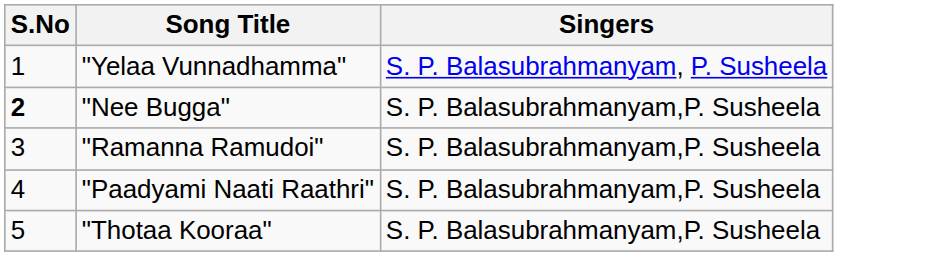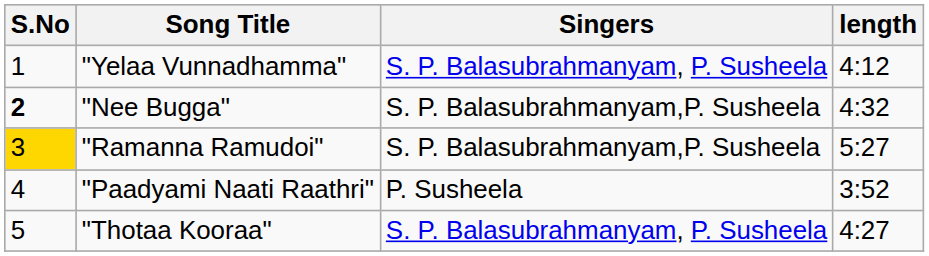+ column: (878, 25)
(18, 148) no background -> (18, 148) gold background
(603, 189) S. P. Balasubrahmanyam,P. Susheela -> (454, 189) P. Susheela
(603, 230) S. P. Balasubrahmanyam,P. Susheela -> (607, 230) S. P. Balasubrahmanyam, P. Susheela
